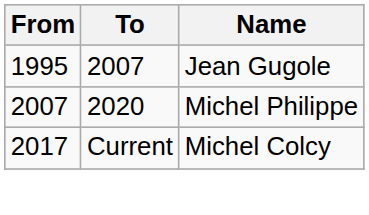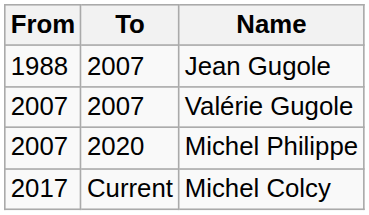(39, 65) 1995 -> (39, 65) 1988
+ row: (269, 106)
